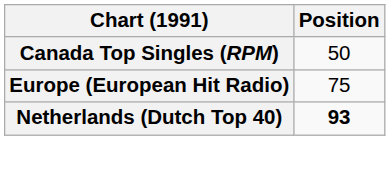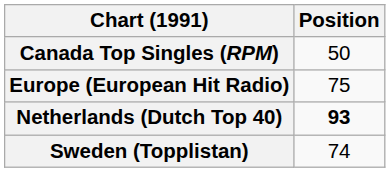+ row: (149, 150)
